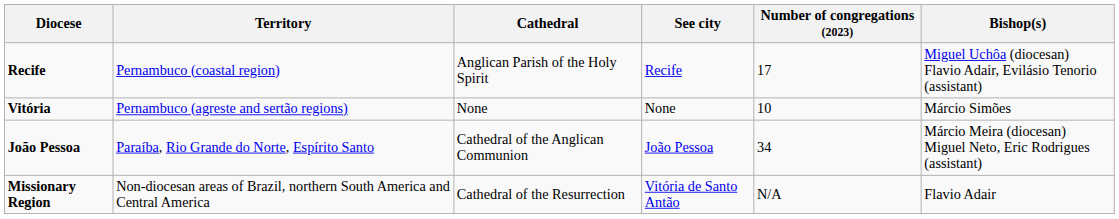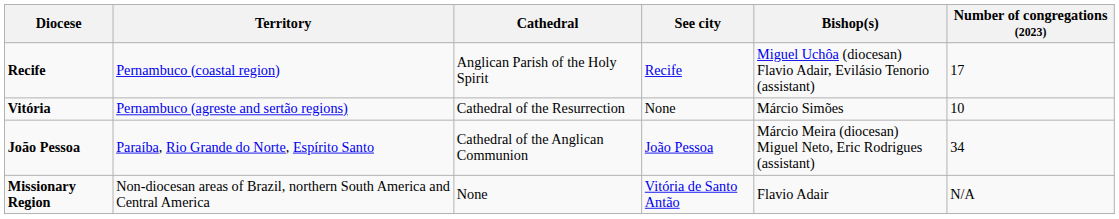columns swapped: (1018, 23) <-> (837, 23)
(472, 109) None -> (541, 109) Cathedral of the Resurrection
(541, 194) Cathedral of the Resurrection -> (472, 194) None
